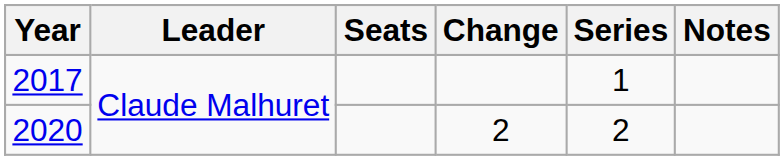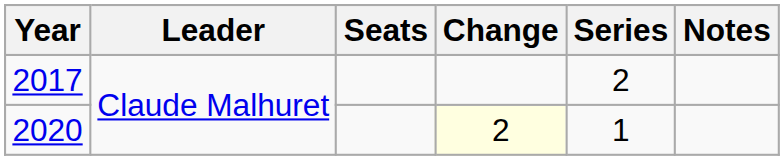(621, 80) 1 -> (621, 80) 2
(501, 130) no background -> (501, 130) lightyellow background
(621, 130) 2 -> (621, 130) 1
